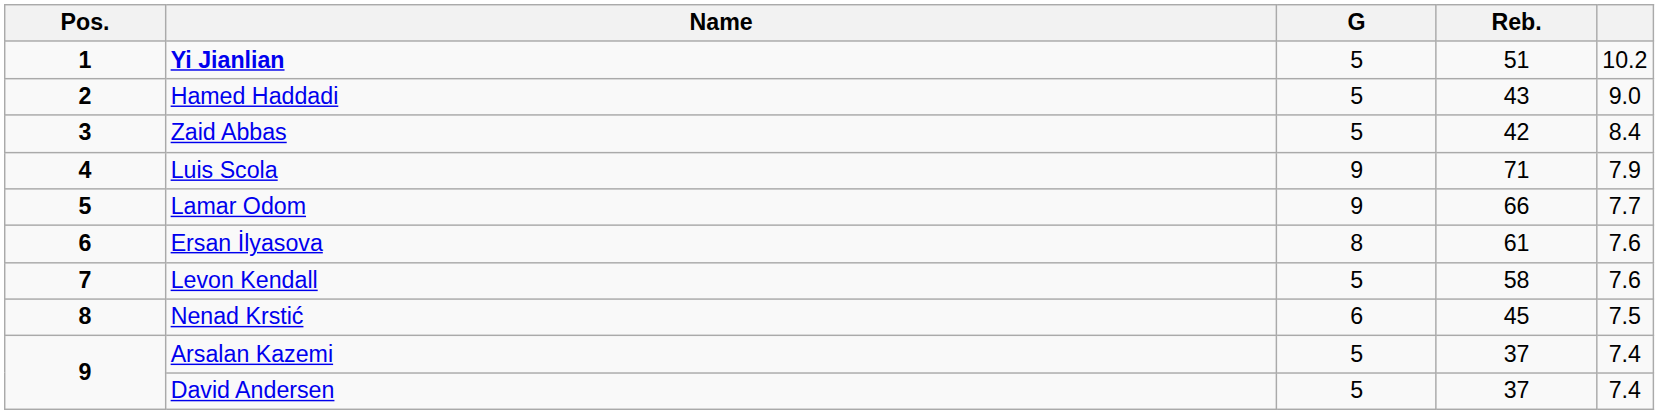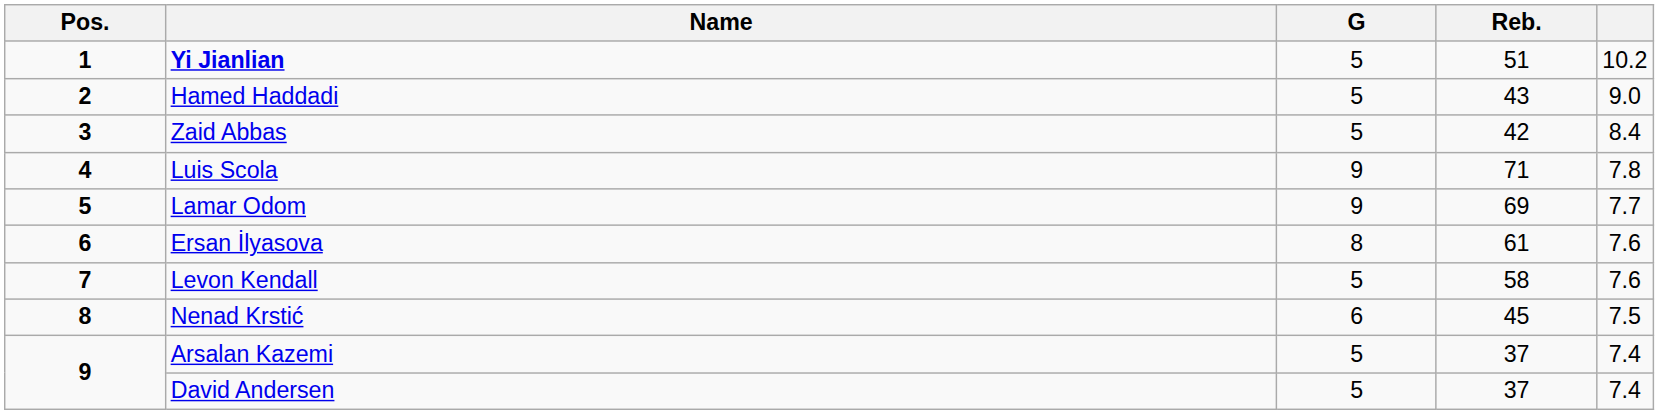(1625, 170) 7.9 -> (1625, 170) 7.8
(1517, 206) 66 -> (1517, 206) 69
